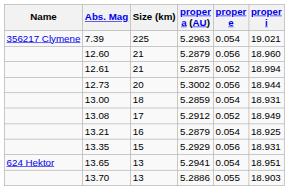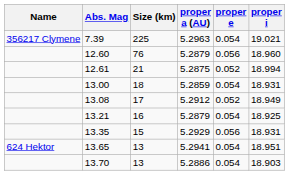(138, 54) 21 -> (138, 54) 76
- row: (97, 85)
(228, 178) 0.055 -> (228, 162) 0.054
